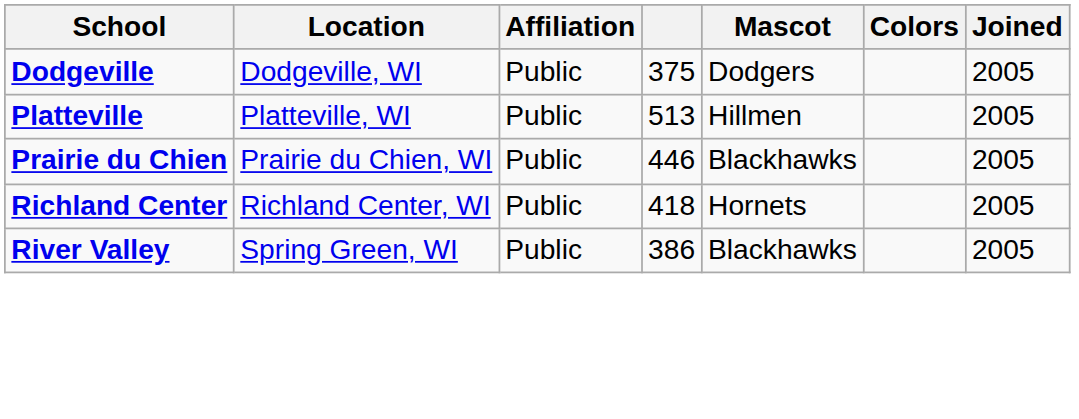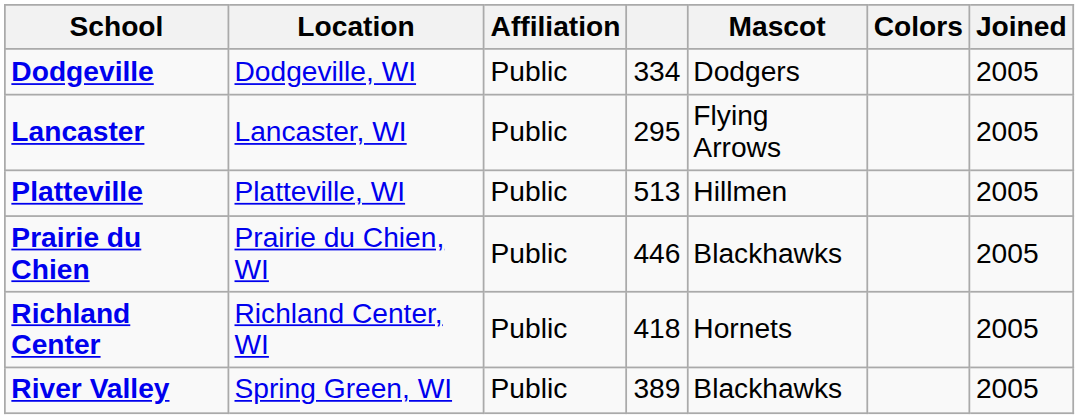(672, 71) 375 -> (657, 71) 334
+ row: (78, 131)
(672, 250) 386 -> (657, 389) 389
